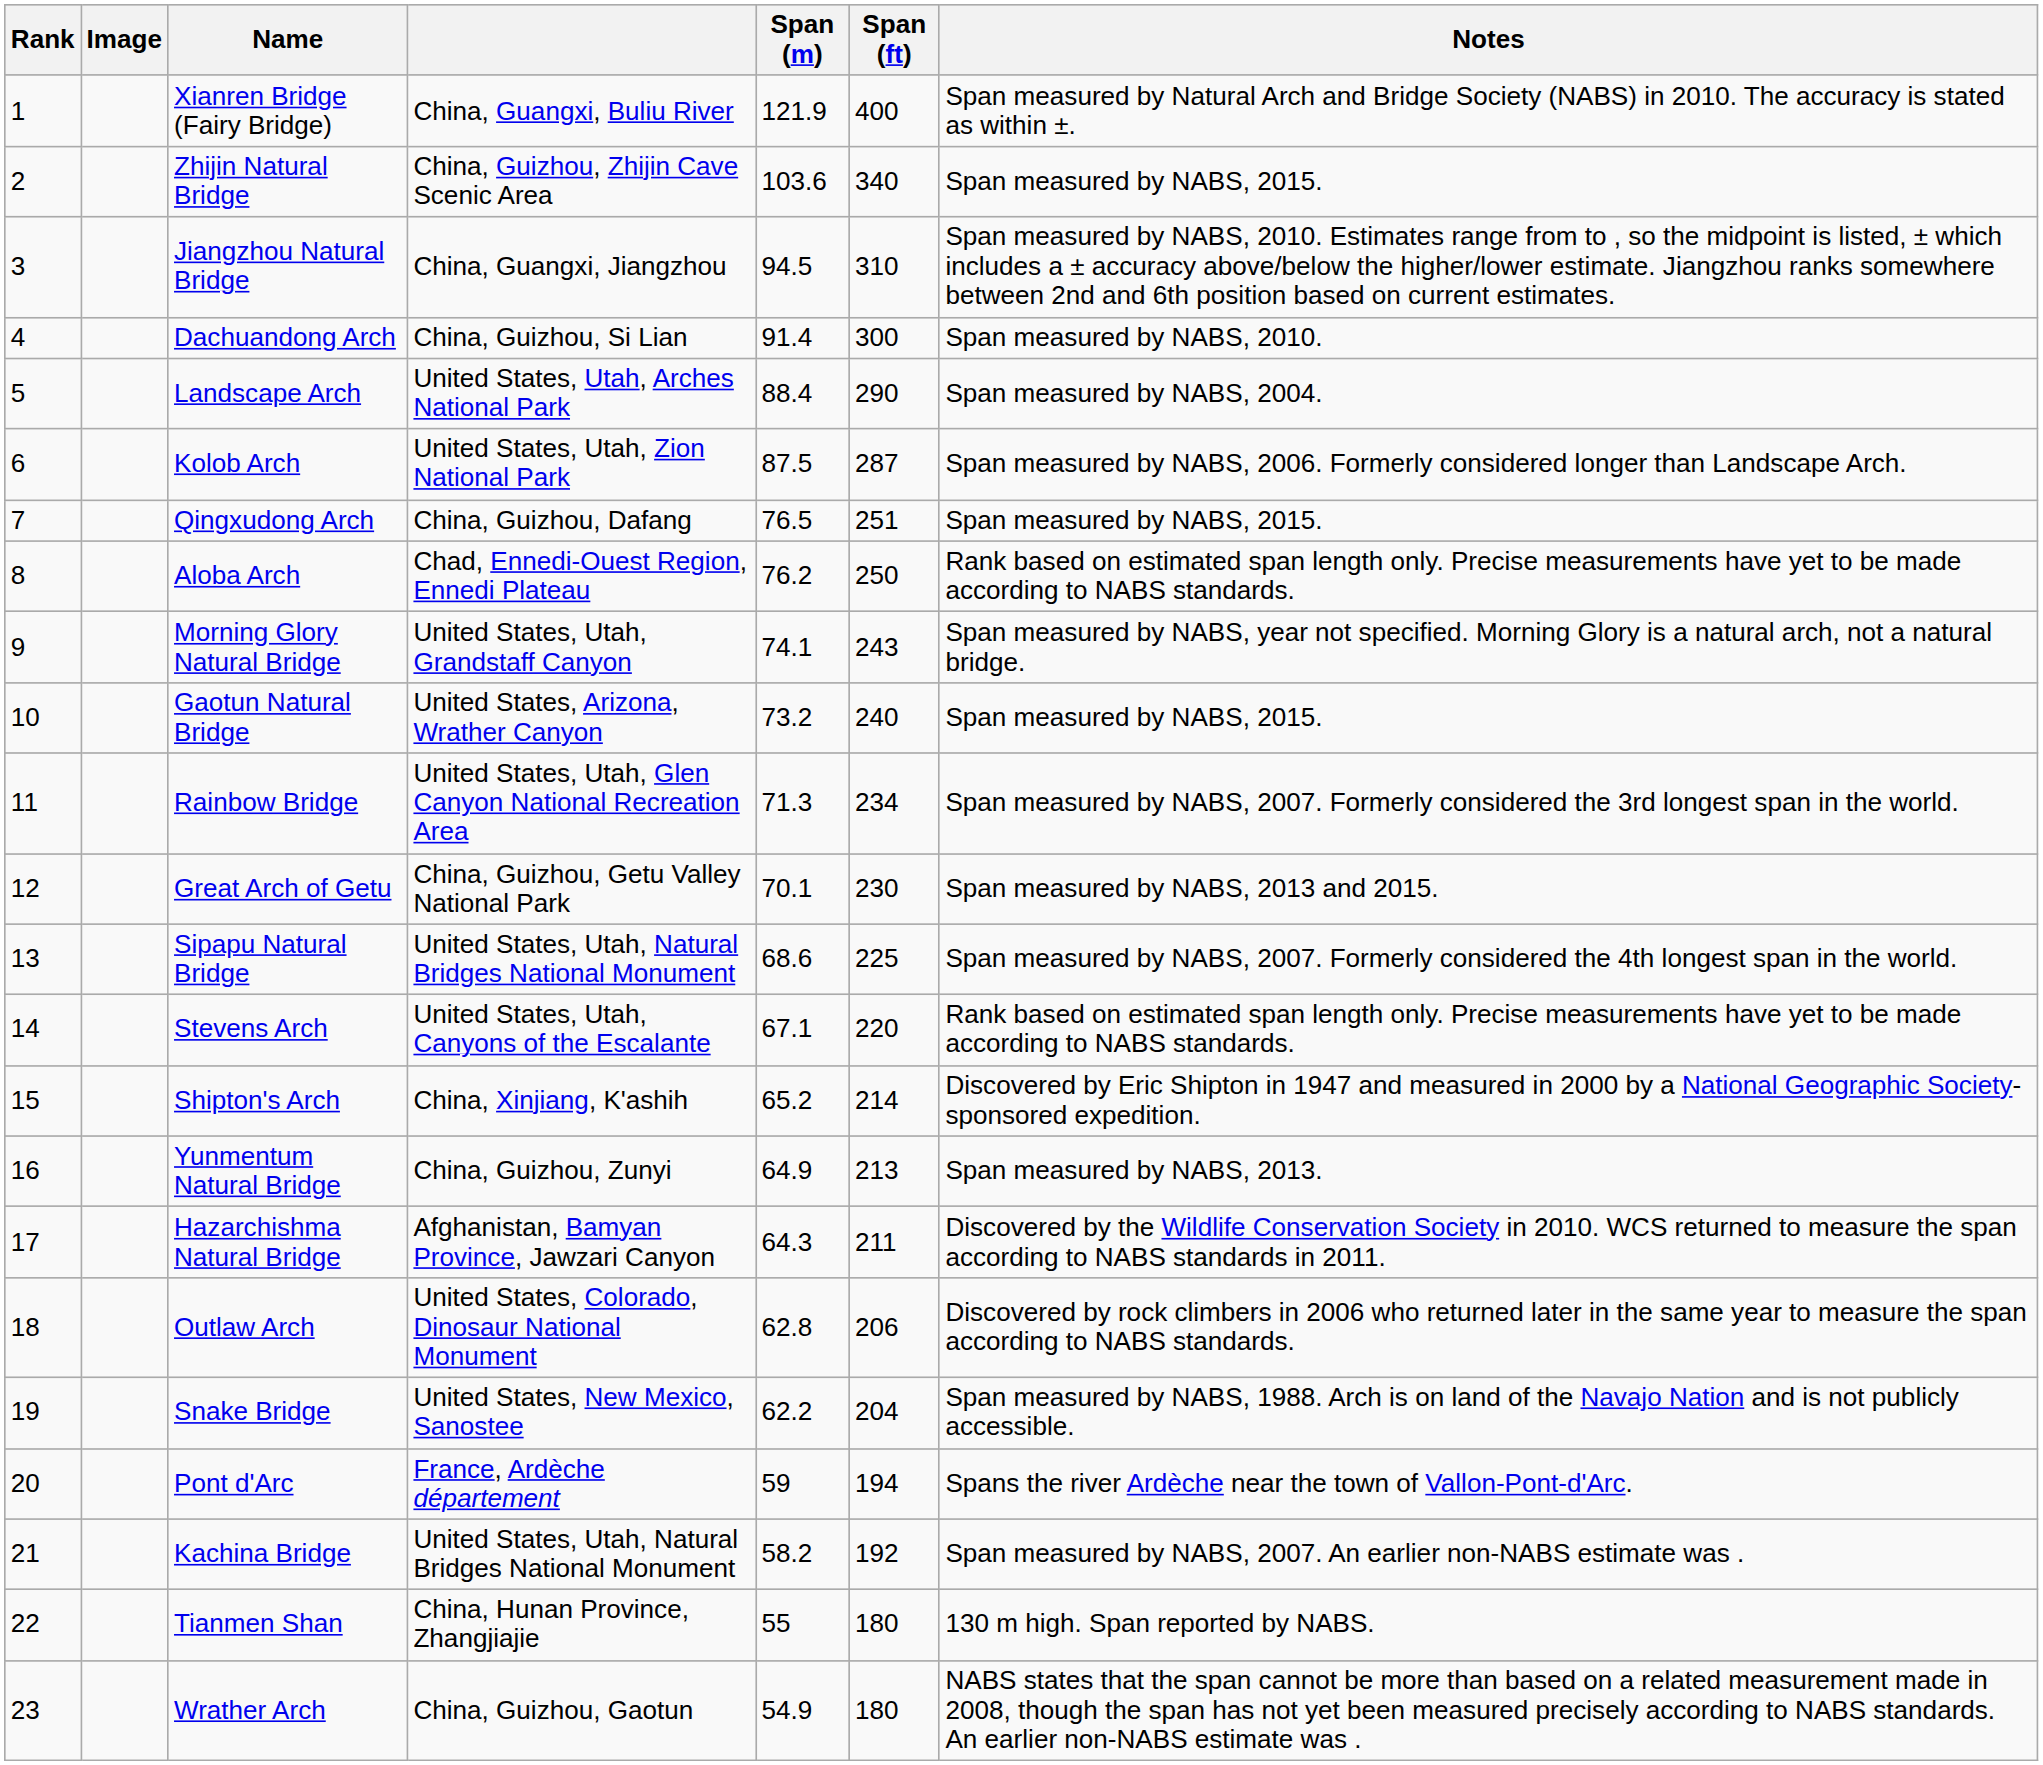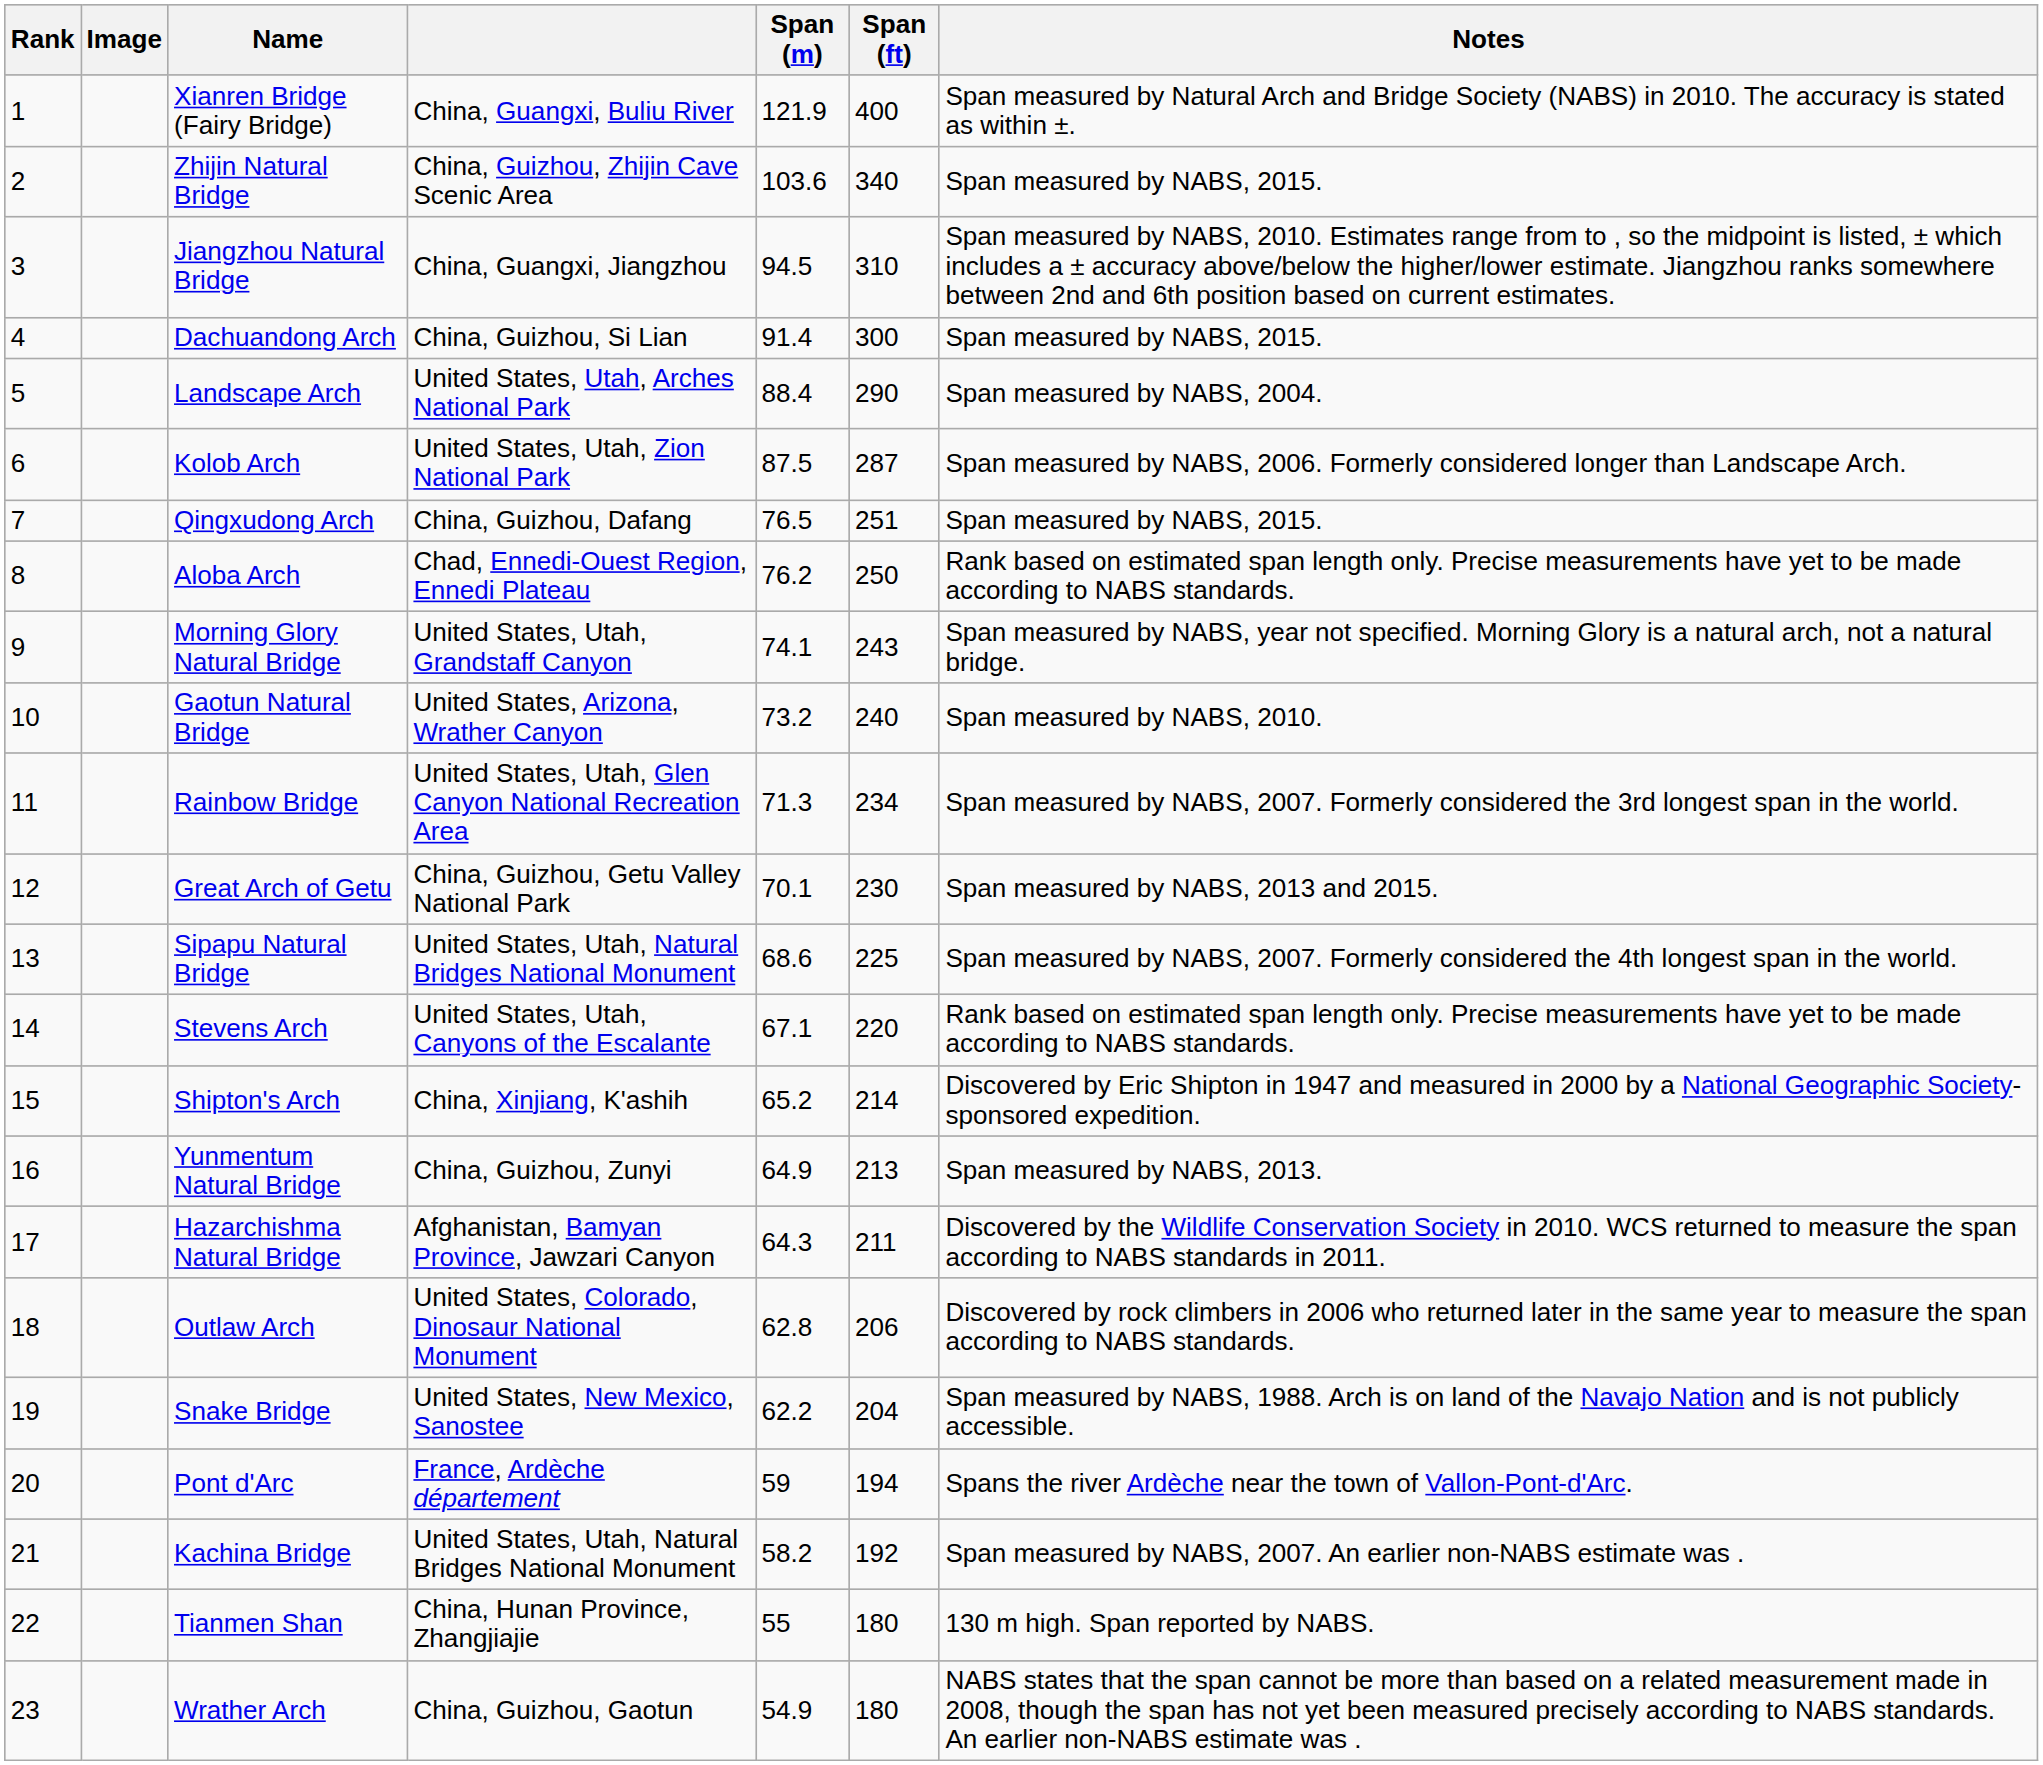(1134, 337) Span measured by NABS, 2010. -> (1134, 337) Span measured by NABS, 2015.
(1134, 717) Span measured by NABS, 2015. -> (1134, 717) Span measured by NABS, 2010.
